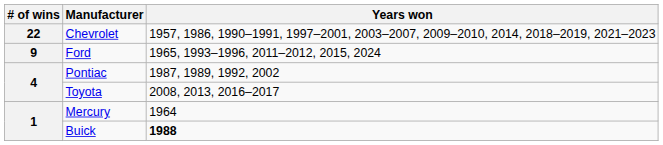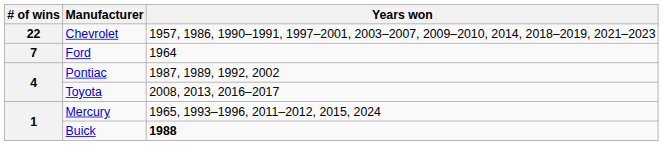(34, 53) 9 -> (34, 53) 7
(265, 53) 1965, 1993–1996, 2011–2012, 2015, 2024 -> (163, 53) 1964
(163, 112) 1964 -> (265, 112) 1965, 1993–1996, 2011–2012, 2015, 2024
